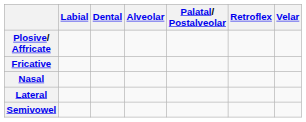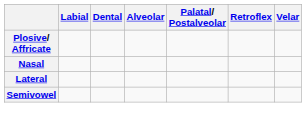- row: (31, 64)
